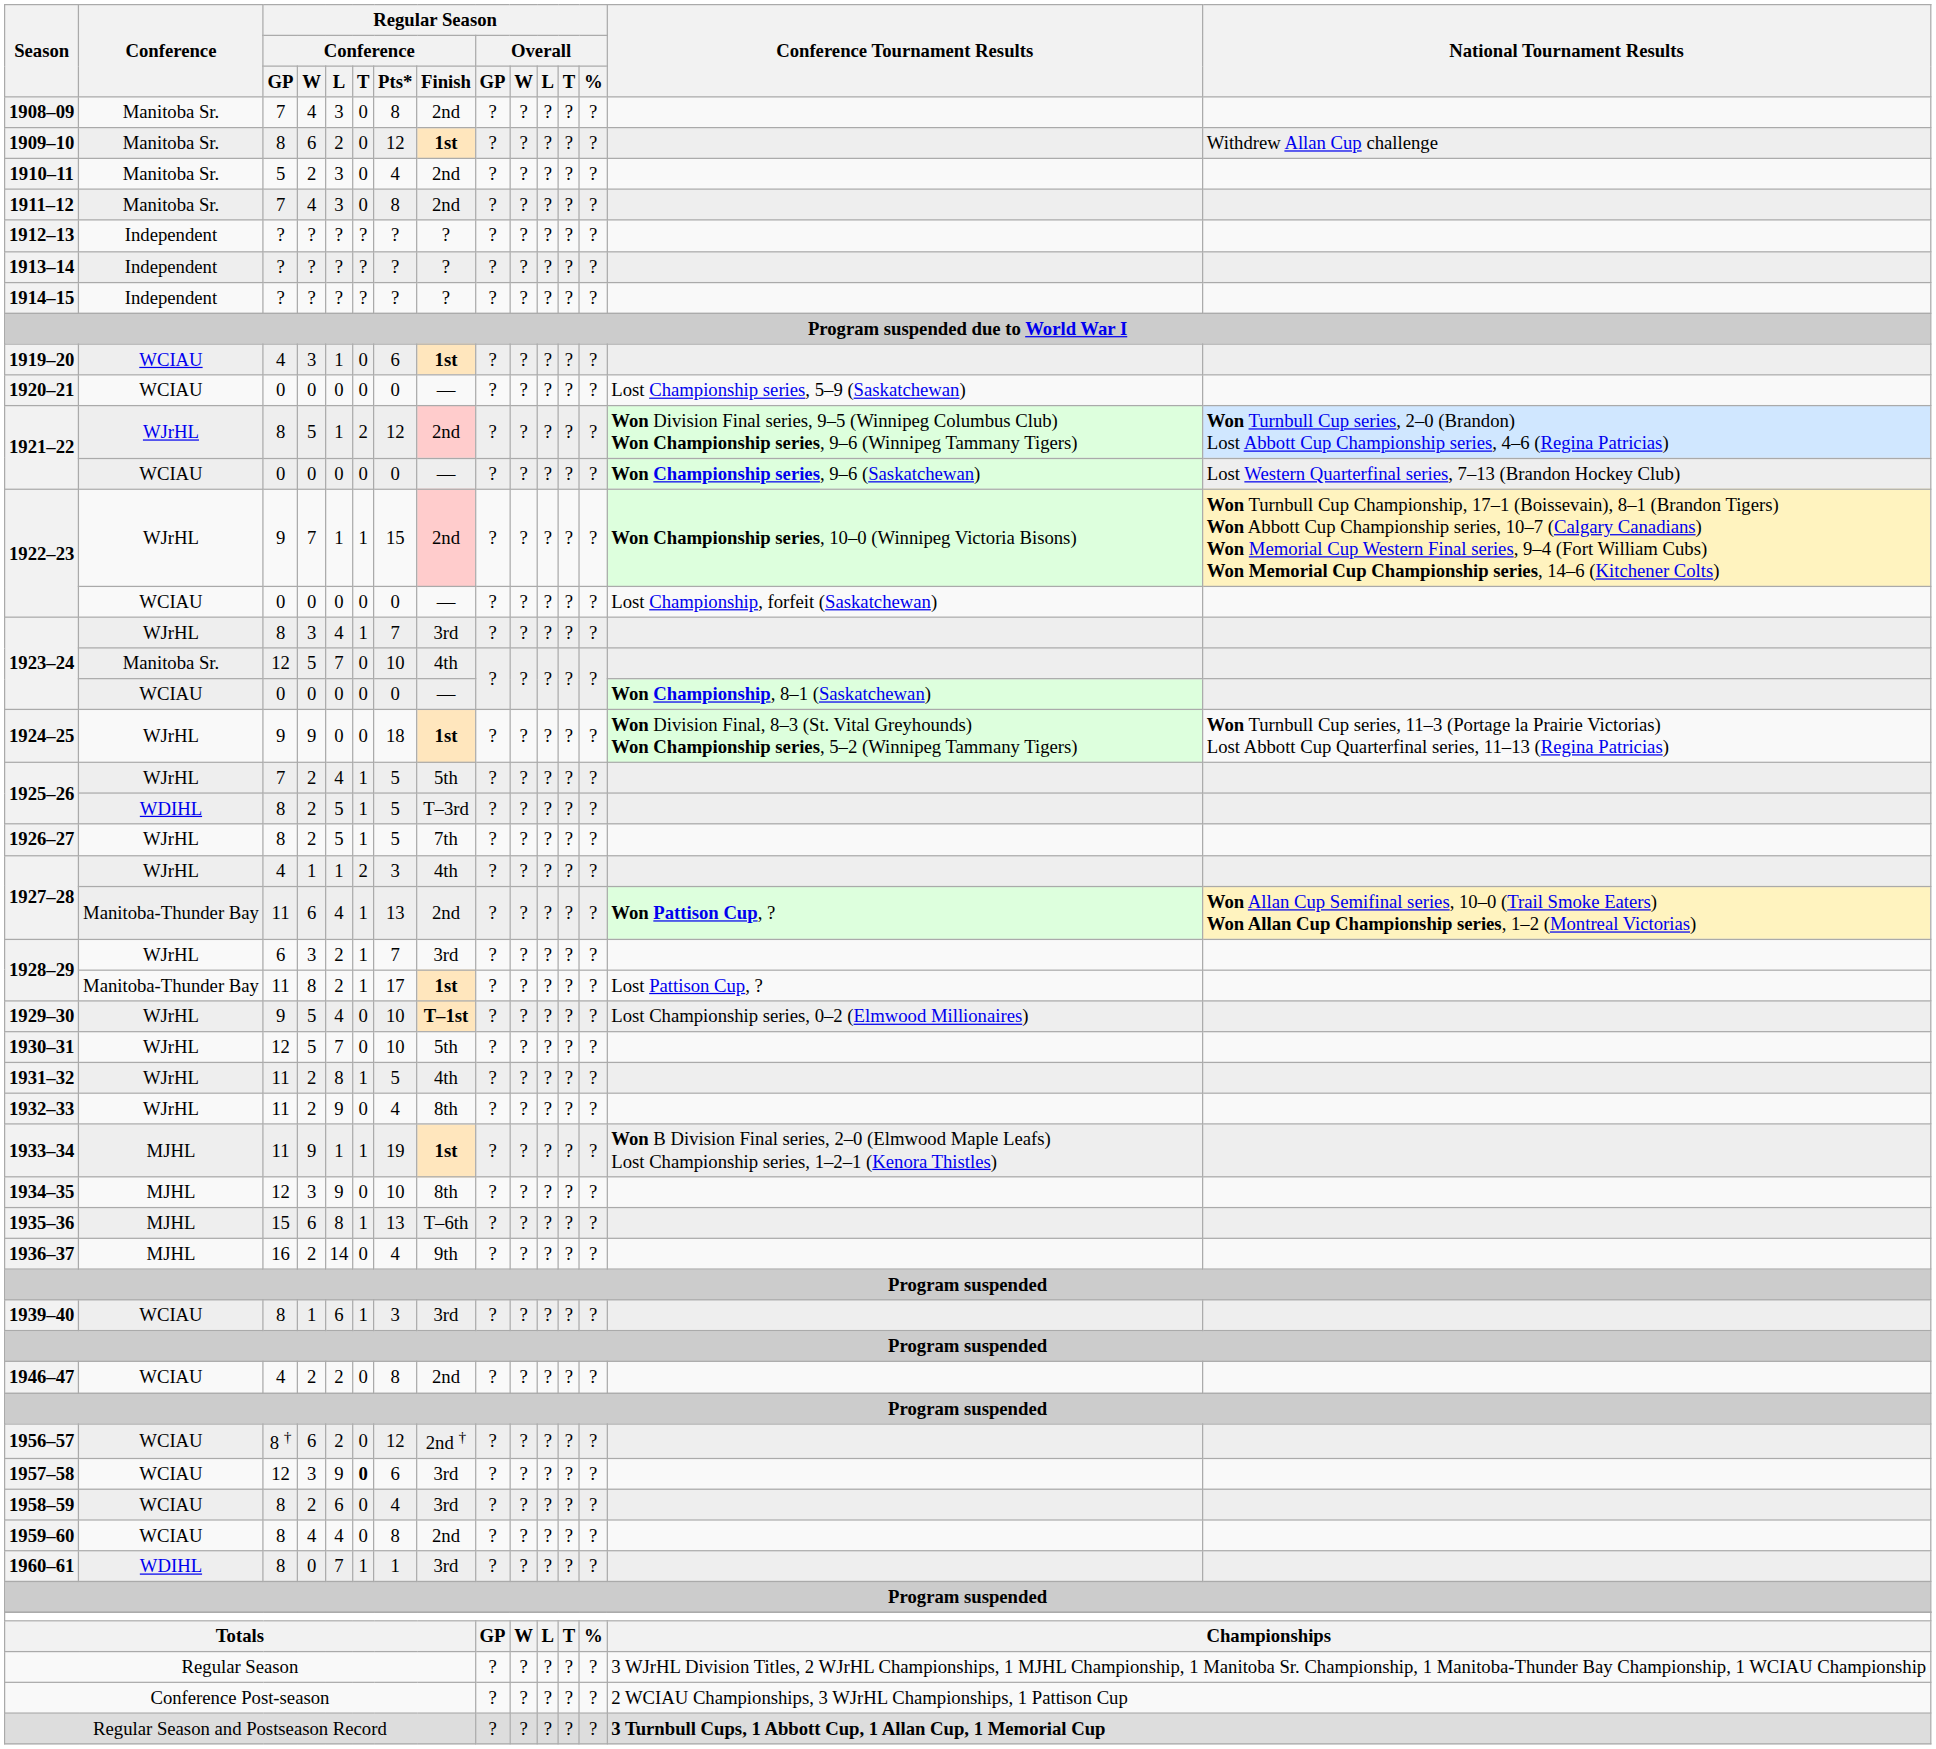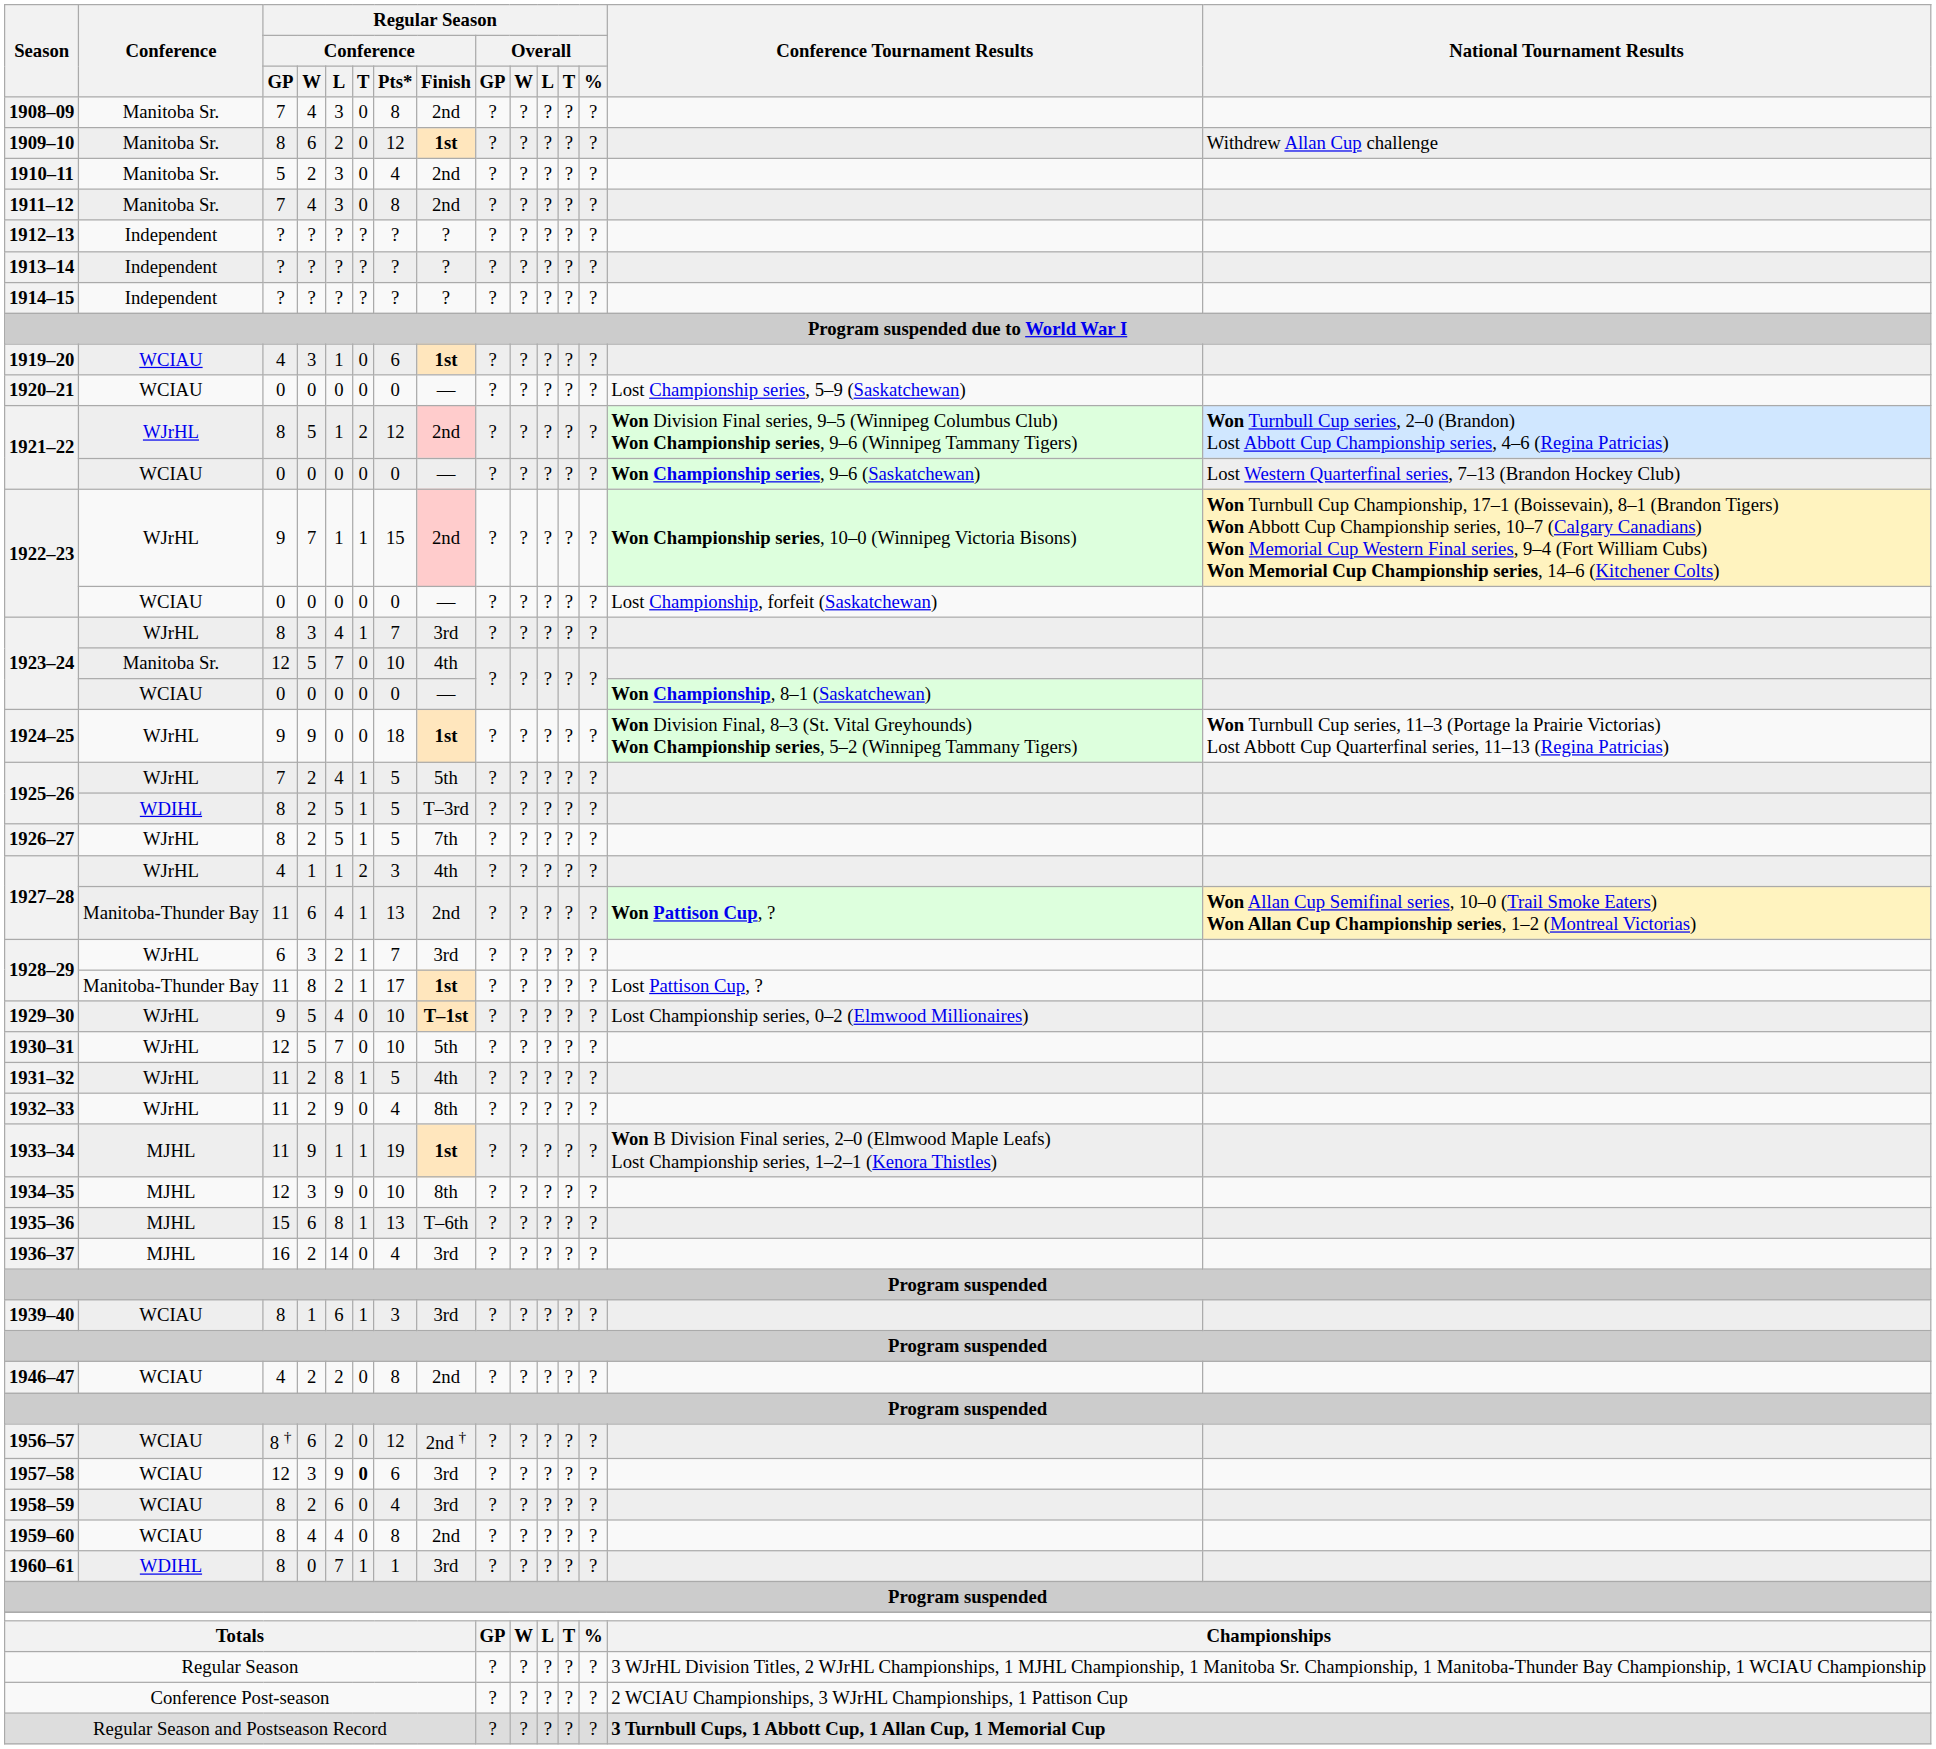(446, 1254) 9th -> (446, 1254) 3rd
